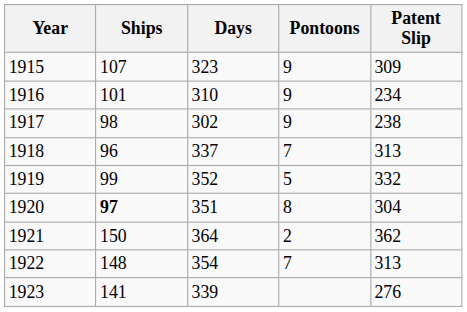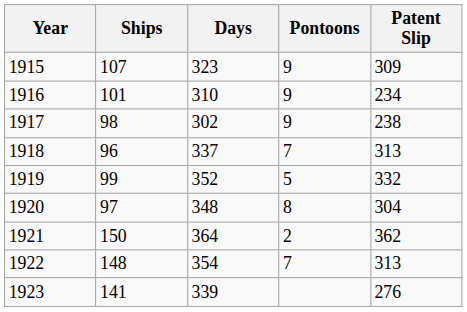(109, 207) bold -> (109, 207) normal
(205, 207) 351 -> (205, 207) 348
